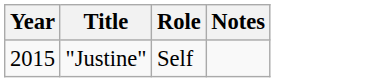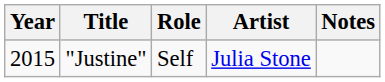+ column: (261, 22)
